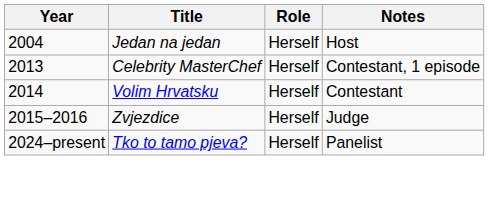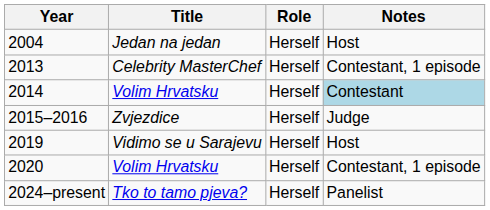(364, 92) no background -> (365, 92) lightblue background
+ row: (26, 142)
+ row: (26, 167)
